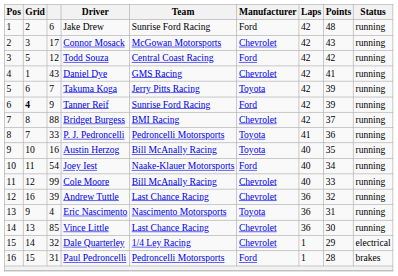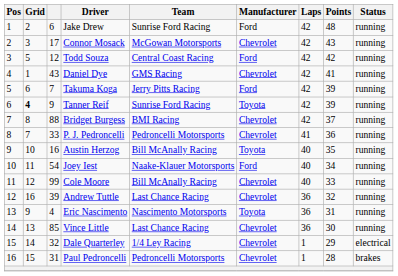(252, 88) Toyota -> (248, 88) Ford
(248, 104) Ford -> (252, 104) Toyota
(252, 135) Toyota -> (258, 135) Chevrolet
(248, 258) Ford -> (258, 258) Chevrolet
